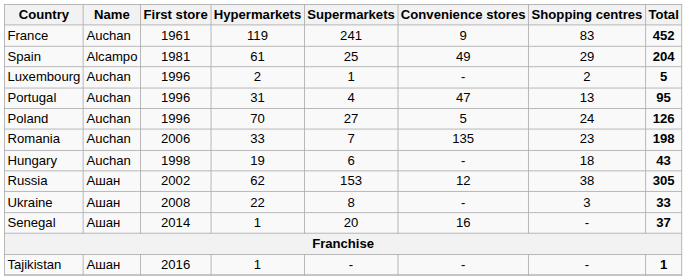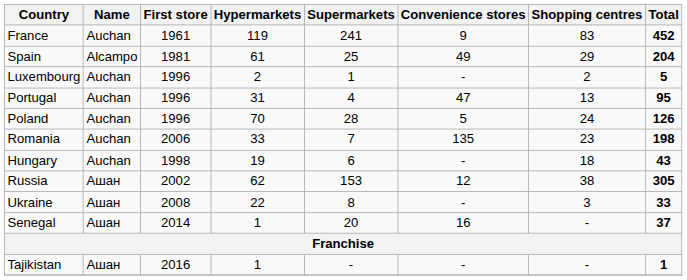(351, 118) 27 -> (351, 118) 28
